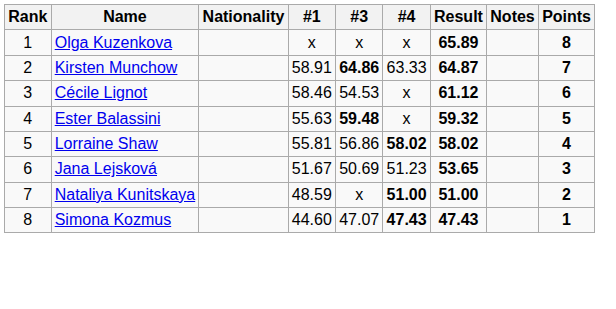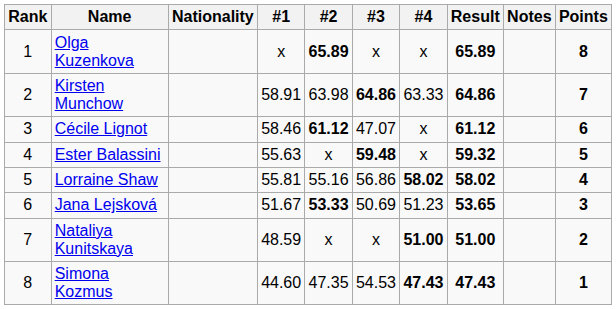+ column: (329, 17)
(458, 67) 64.87 -> (475, 94) 64.86
(359, 93) 54.53 -> (376, 129) 47.07
(359, 220) 47.07 -> (376, 283) 54.53
